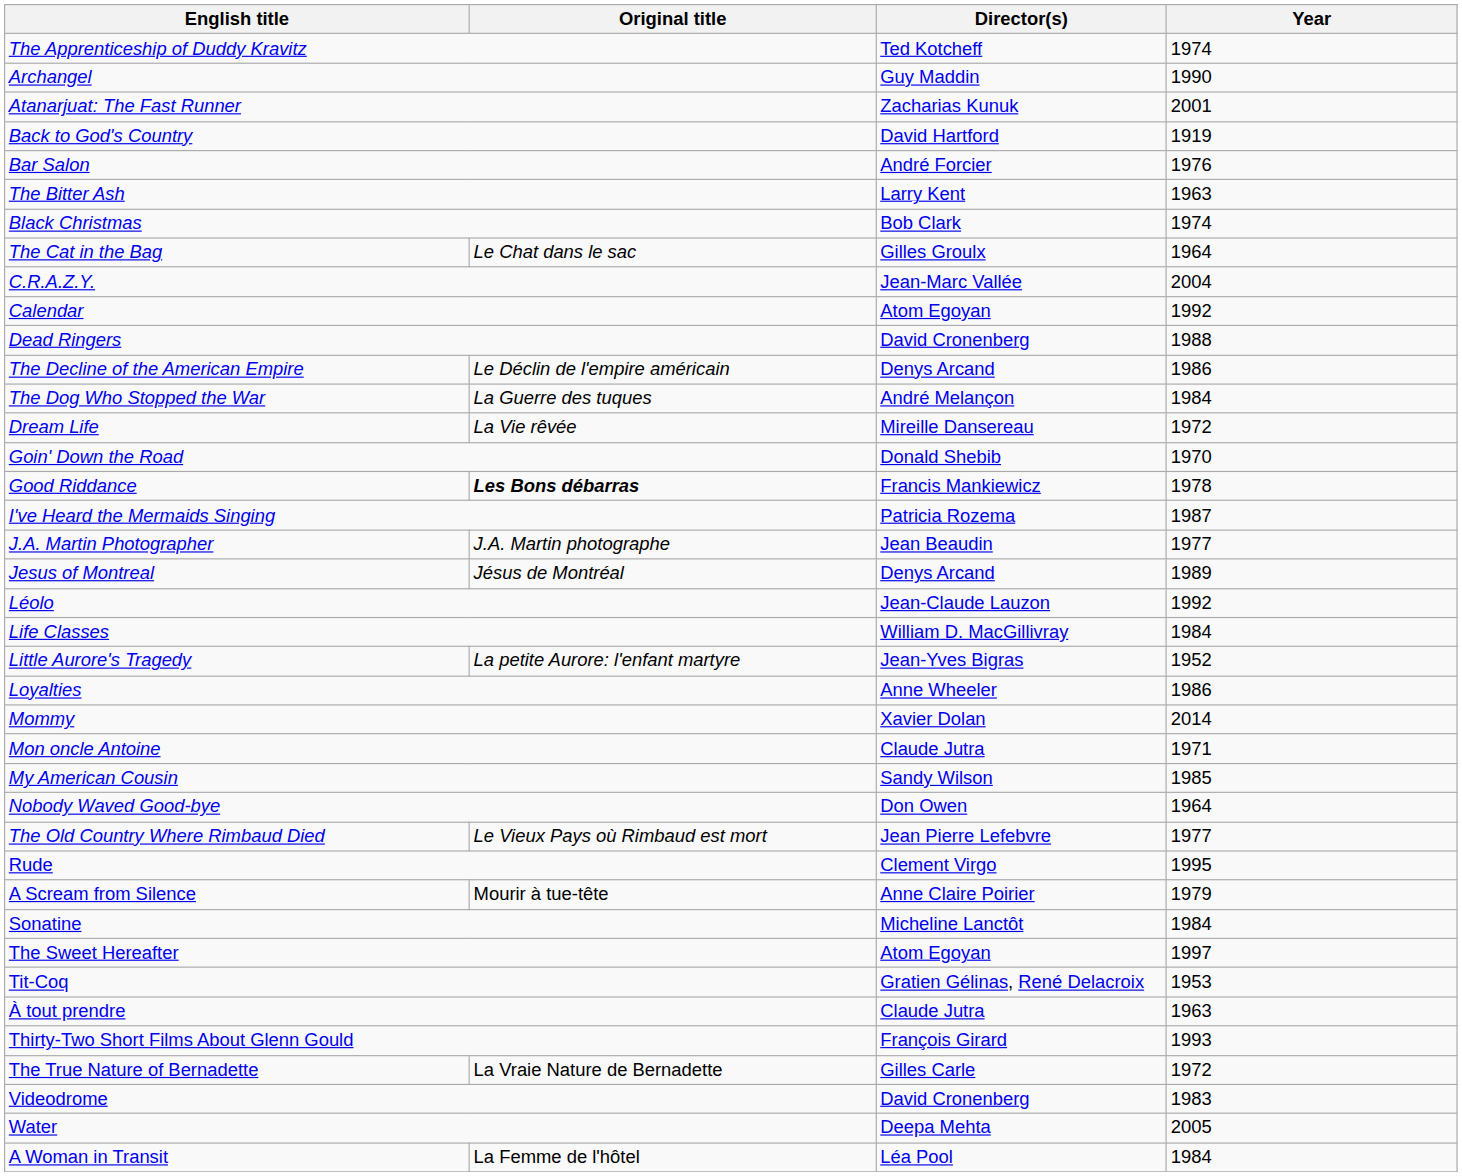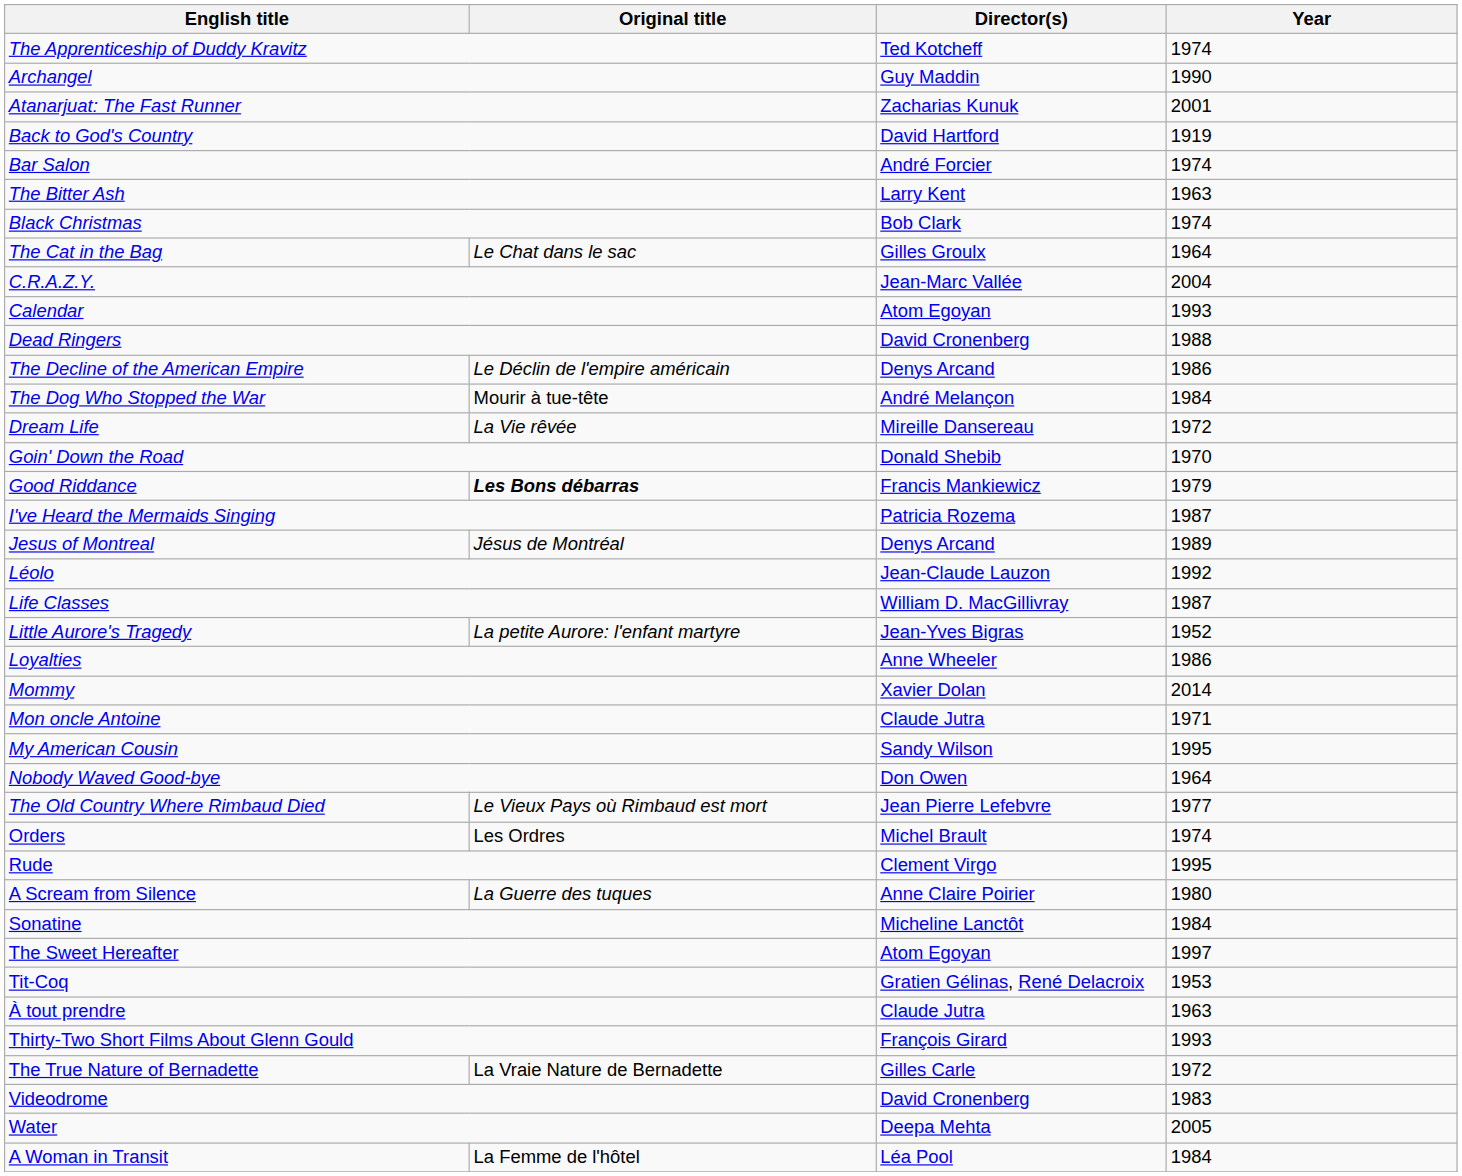(1191, 164) 1976 -> (1191, 164) 1974
(1191, 310) 1992 -> (1191, 310) 1993
(563, 398) La Guerre des tuques -> (541, 398) Mourir à tue-tête
(1191, 485) 1978 -> (1191, 485) 1979
- row: (111, 544)
(1191, 631) 1984 -> (1191, 602) 1987
(1191, 777) 1985 -> (1191, 748) 1995
+ row: (37, 836)
(541, 894) Mourir à tue-tête -> (563, 894) La Guerre des tuques
(1191, 894) 1979 -> (1191, 894) 1980
